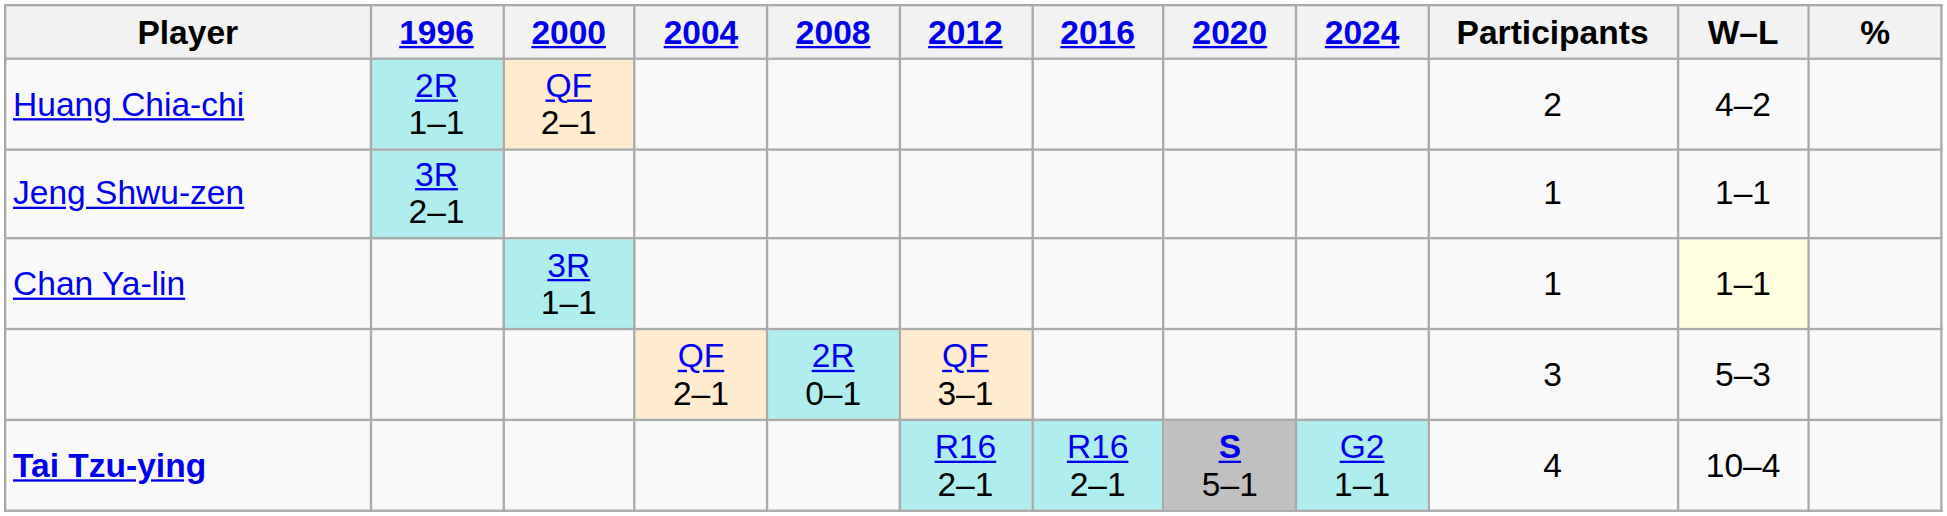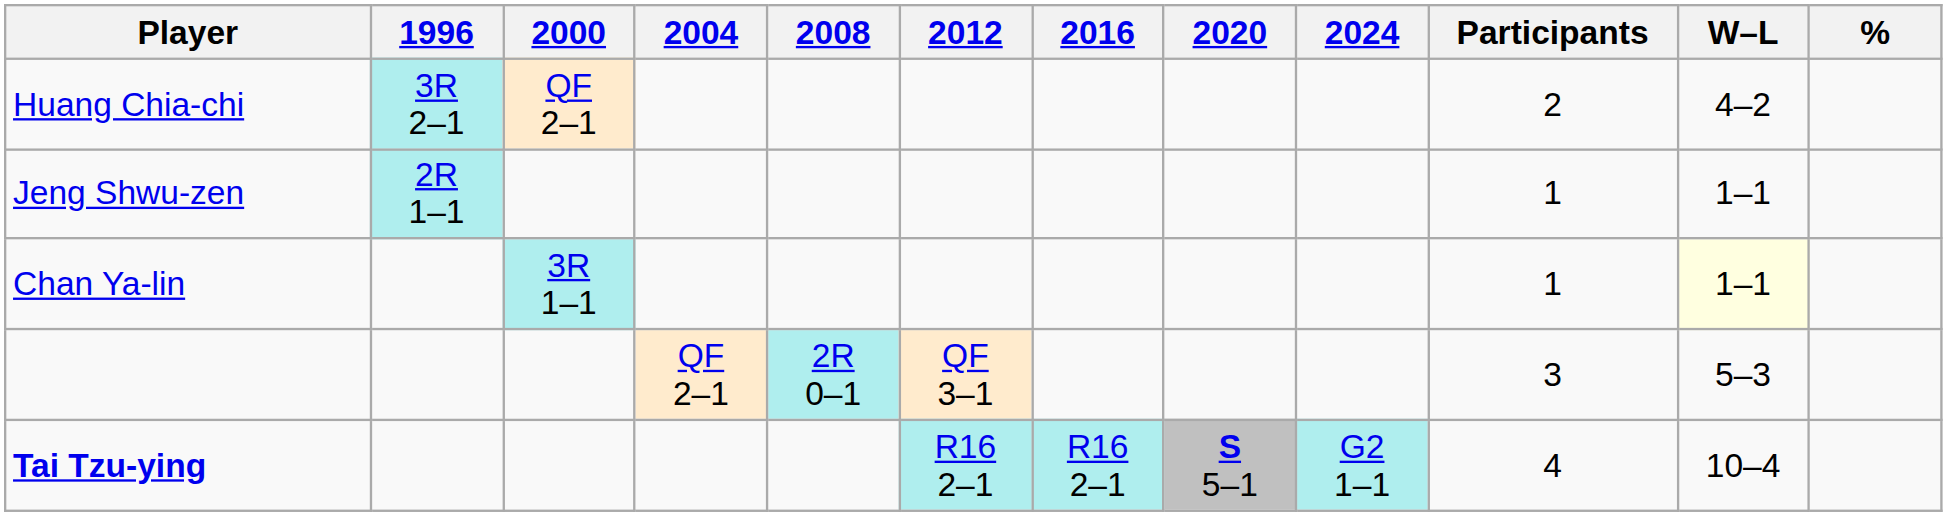(436, 104) 2R 1–1 -> (436, 104) 3R 2–1
(436, 194) 3R 2–1 -> (436, 194) 2R 1–1
